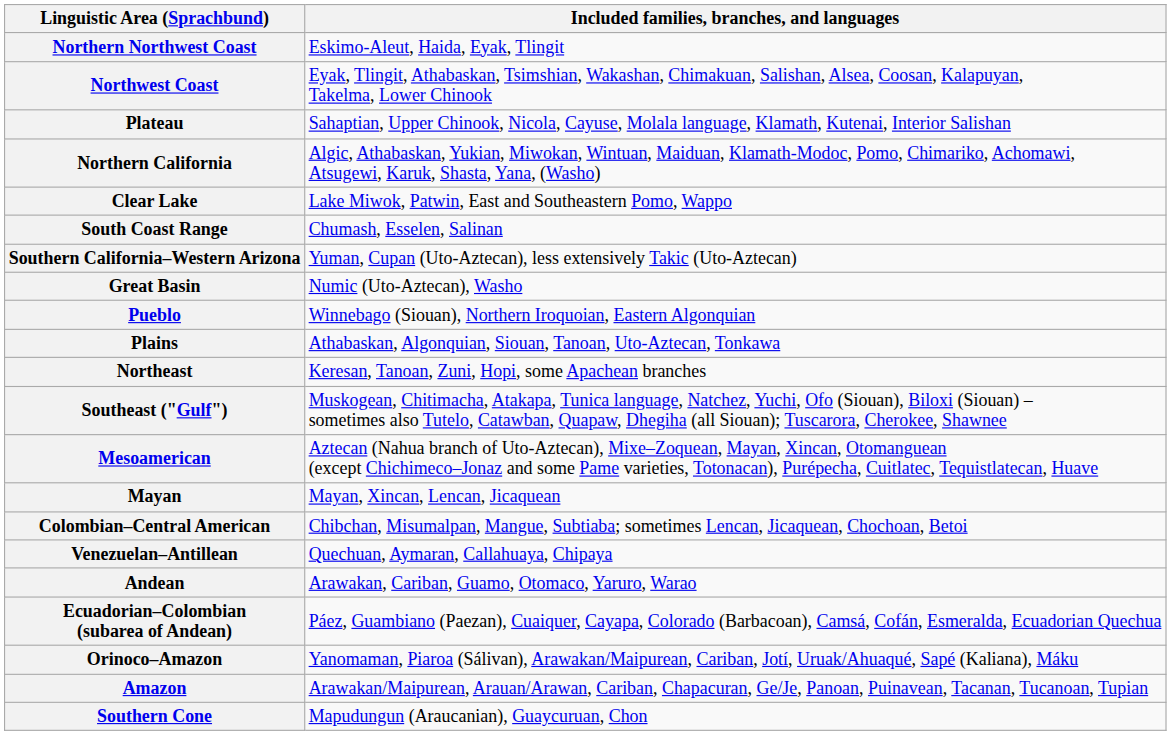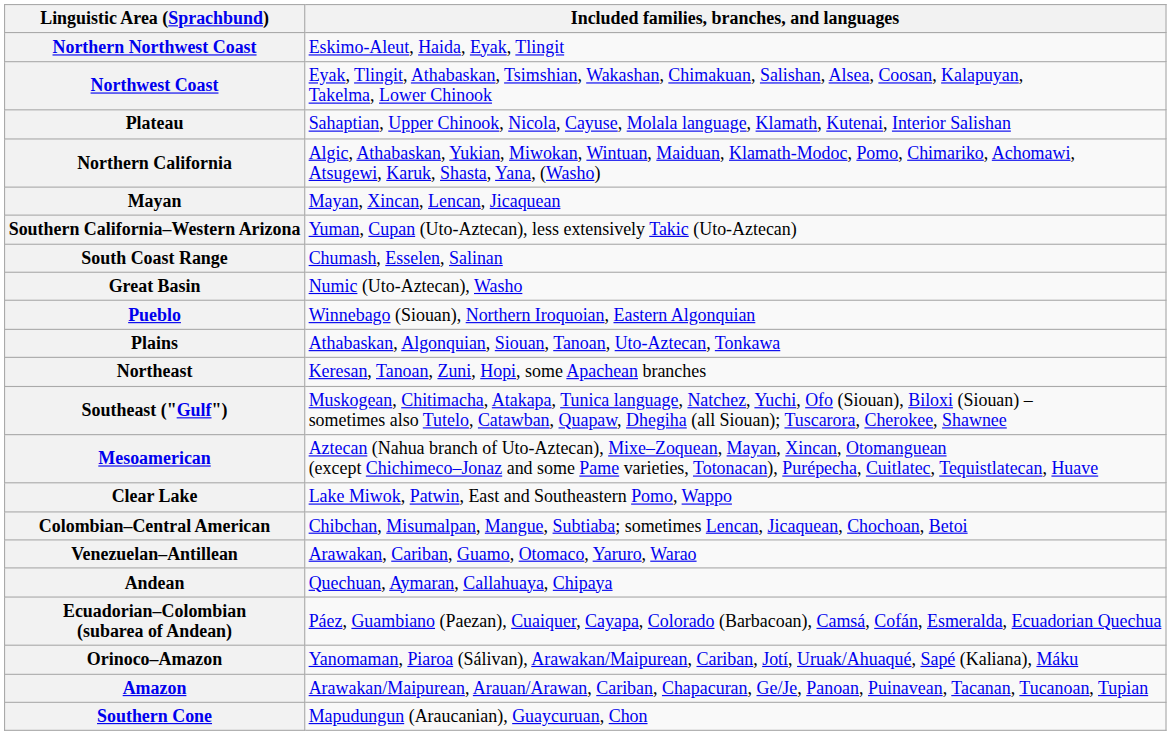rows swapped: (155, 201) <-> (155, 497)
rows swapped: (155, 229) <-> (155, 257)
(461, 554) Quechuan, Aymaran, Callahuaya, Chipaya -> (503, 554) Arawakan, Cariban, Guamo, Otomaco, Yaruro, Warao
(503, 582) Arawakan, Cariban, Guamo, Otomaco, Yaruro, Warao -> (461, 582) Quechuan, Aymaran, Callahuaya, Chipaya
